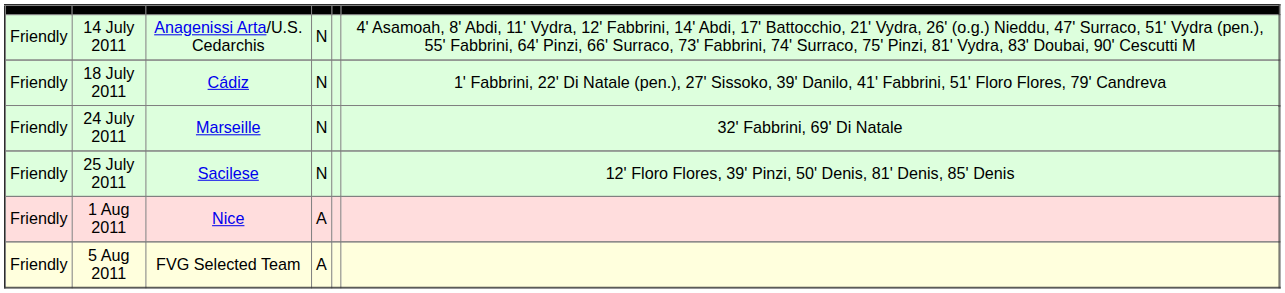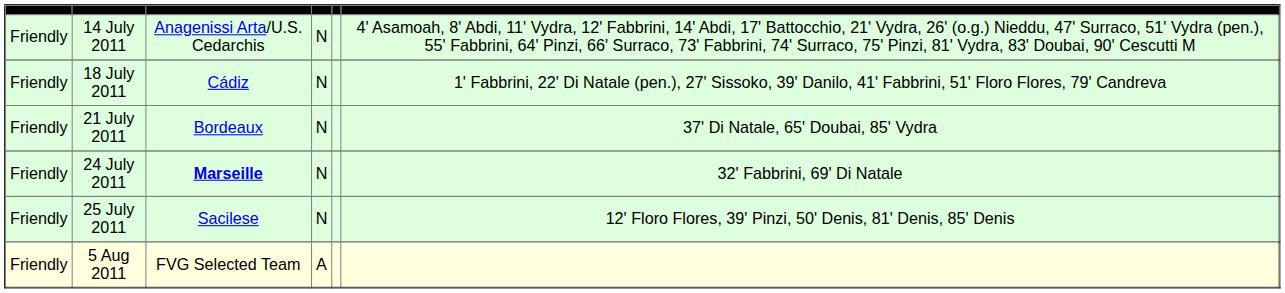+ row: (109, 128)
(228, 128) normal -> (228, 173) bold
- row: (109, 219)
